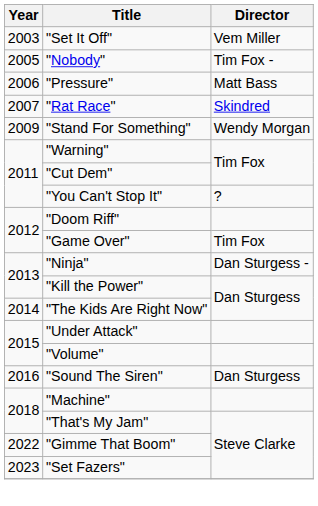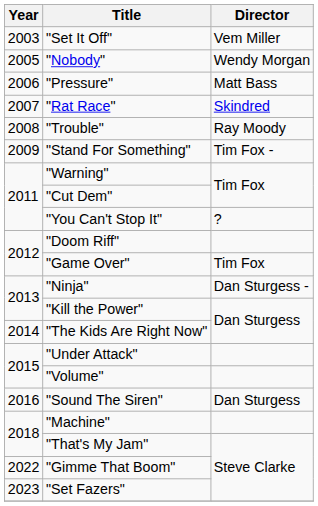(244, 60) Tim Fox - -> (262, 60) Wendy Morgan
+ row: (75, 128)
(262, 128) Wendy Morgan -> (244, 151) Tim Fox -
